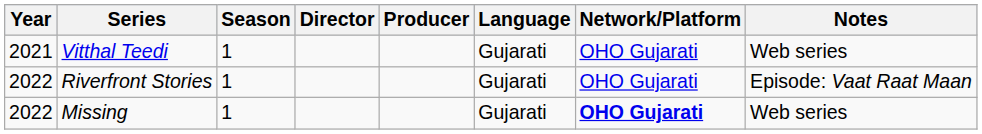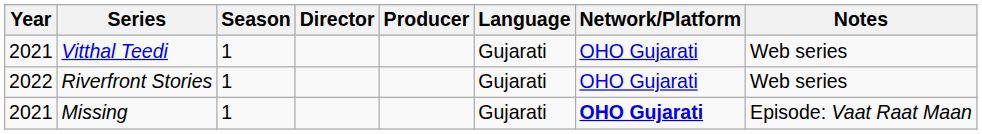(861, 81) Episode: Vaat Raat Maan -> (799, 81) Web series
(31, 112) 2022 -> (31, 112) 2021
(799, 112) Web series -> (861, 112) Episode: Vaat Raat Maan
